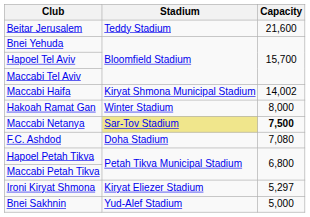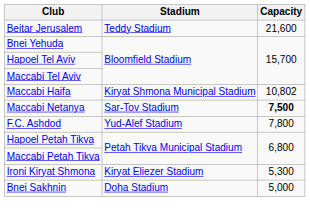(281, 92) 14,002 -> (281, 92) 10,802
- row: (51, 108)
(142, 124) khaki background -> (142, 108) no background
(136, 140) Doha Stadium -> (143, 124) Yud-Alef Stadium
(281, 140) 7,080 -> (281, 124) 7,800
(281, 188) 5,297 -> (281, 172) 5,300
(143, 204) Yud-Alef Stadium -> (136, 188) Doha Stadium
